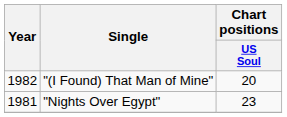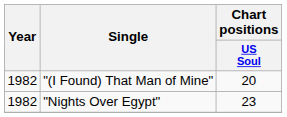(22, 102) 1981 -> (22, 102) 1982
